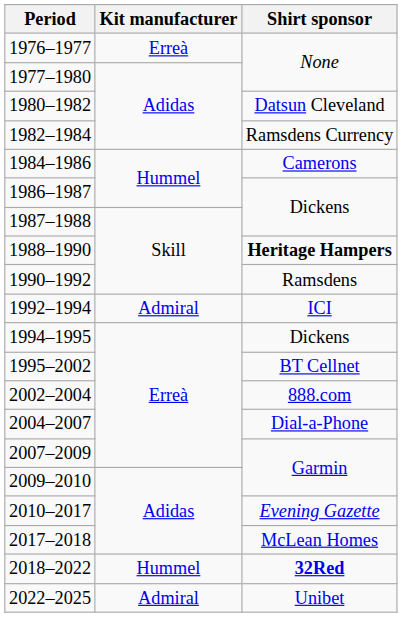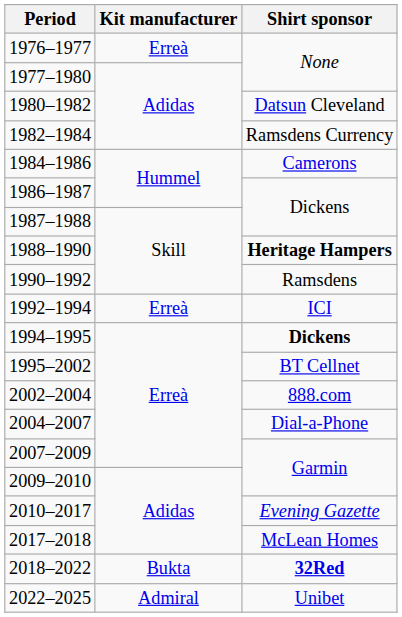(168, 308) Admiral -> (168, 308) Erreà
(320, 337) normal -> (320, 337) bold
(168, 568) Hummel -> (168, 568) Bukta
